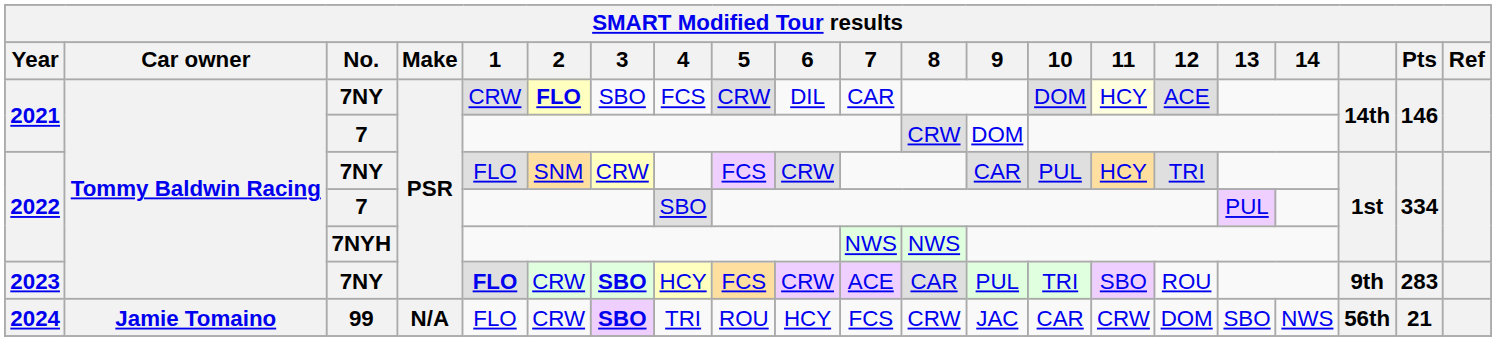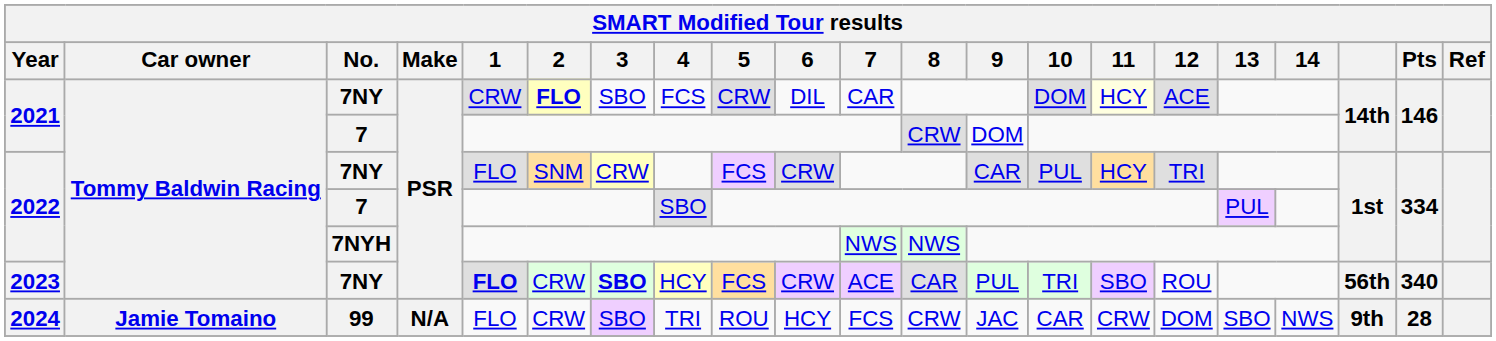(1367, 281) 9th -> (1367, 281) 56th
(1419, 281) 283 -> (1419, 281) 340
(622, 318) bold -> (622, 318) normal
(1367, 318) 56th -> (1367, 318) 9th
(1419, 318) 21 -> (1419, 318) 28
